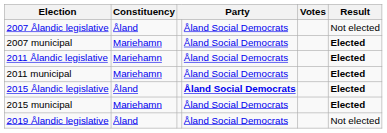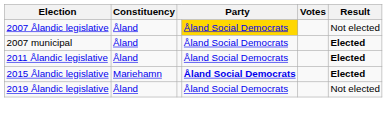(236, 27) no background -> (236, 27) gold background
(137, 43) Mariehamn -> (126, 43) Åland
(137, 58) Mariehamn -> (126, 58) Åland
- row: (39, 74)
(126, 89) Åland -> (137, 74) Mariehamn
- row: (39, 105)
